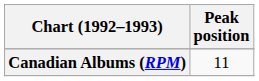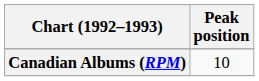(222, 62) 11 -> (222, 62) 10
